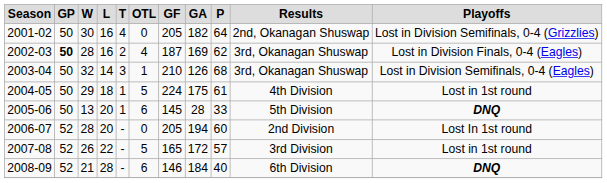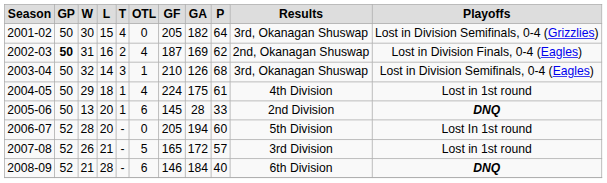(106, 33) 16 -> (106, 33) 15
(301, 33) 2nd, Okanagan Shuswap -> (301, 33) 3rd, Okanagan Shuswap
(87, 52) 28 -> (87, 52) 31
(301, 52) 3rd, Okanagan Shuswap -> (301, 52) 2nd, Okanagan Shuswap
(144, 91) 5 -> (144, 91) 4
(301, 110) 5th Division -> (301, 110) 2nd Division
(301, 129) 2nd Division -> (301, 129) 5th Division
(106, 149) 22 -> (106, 149) 21
